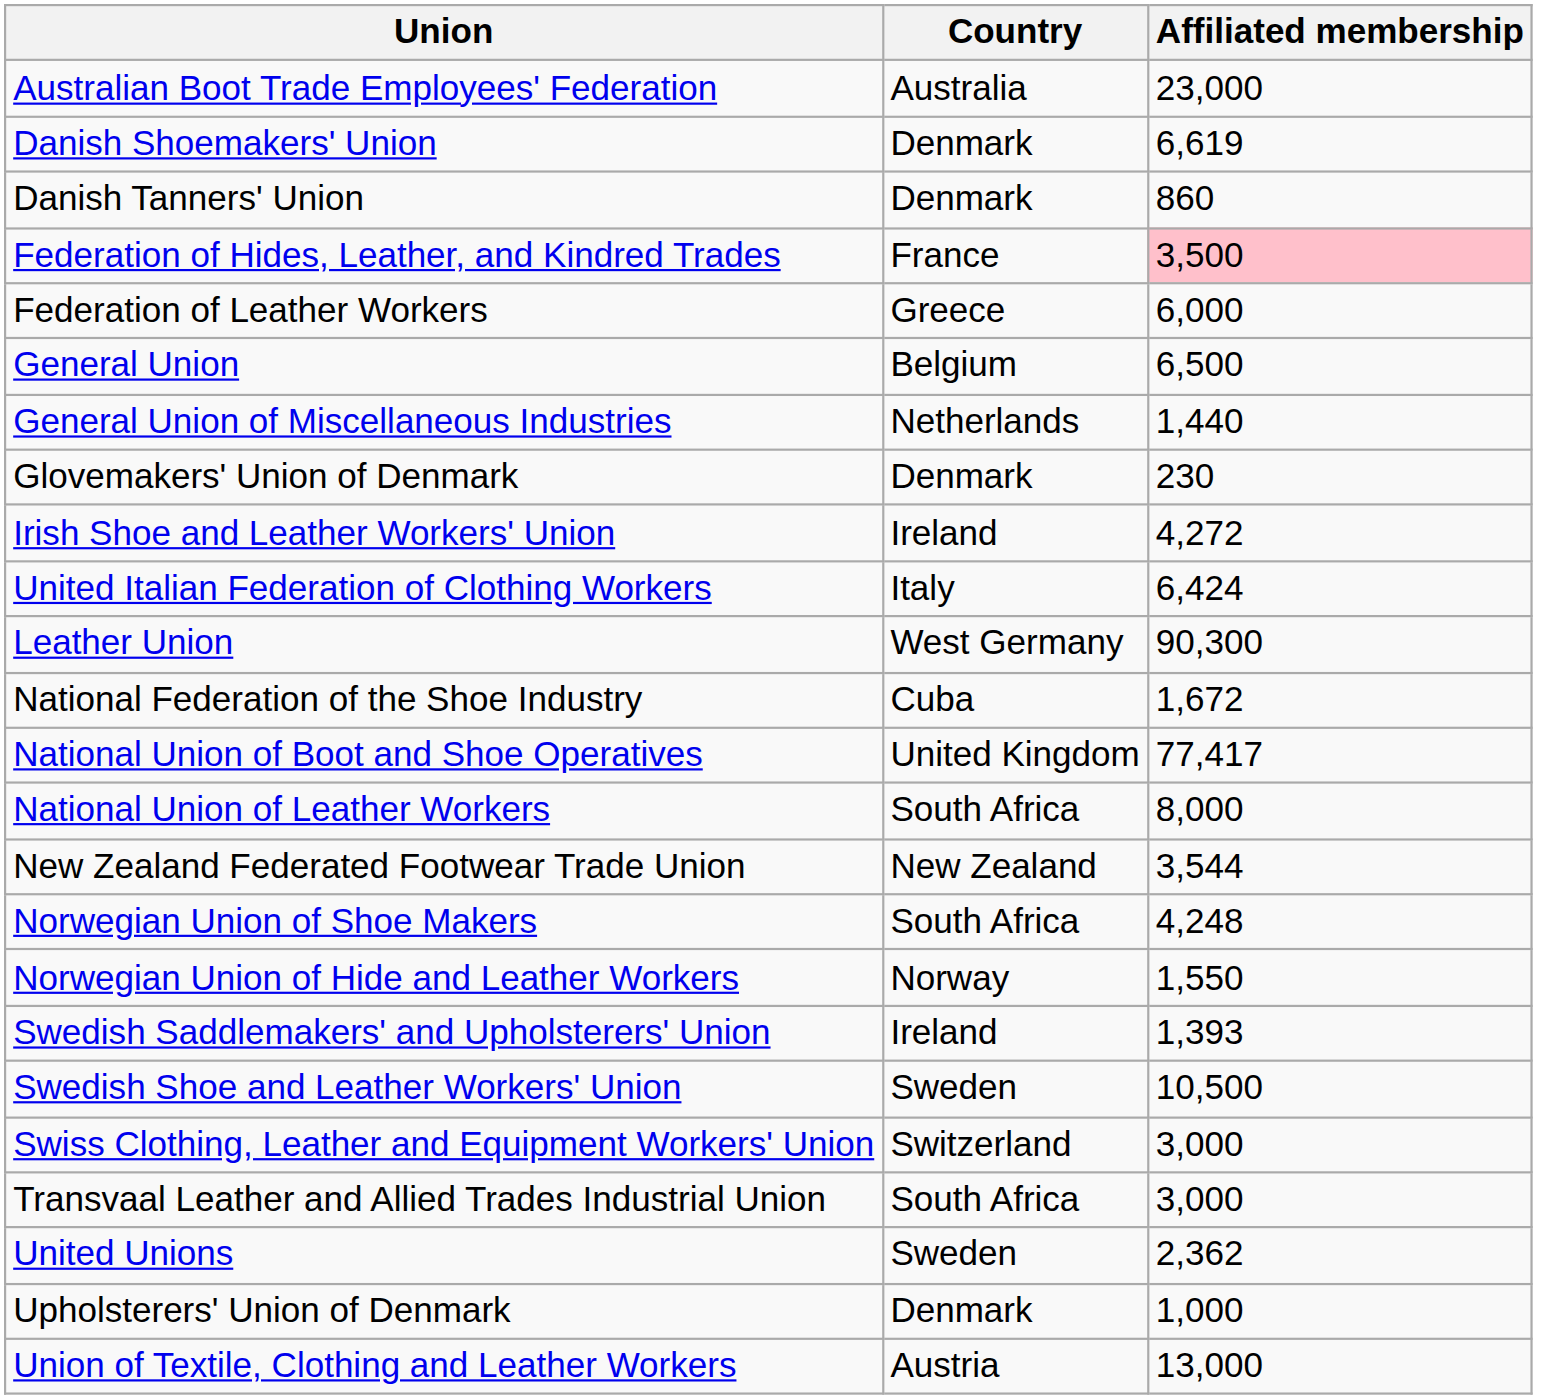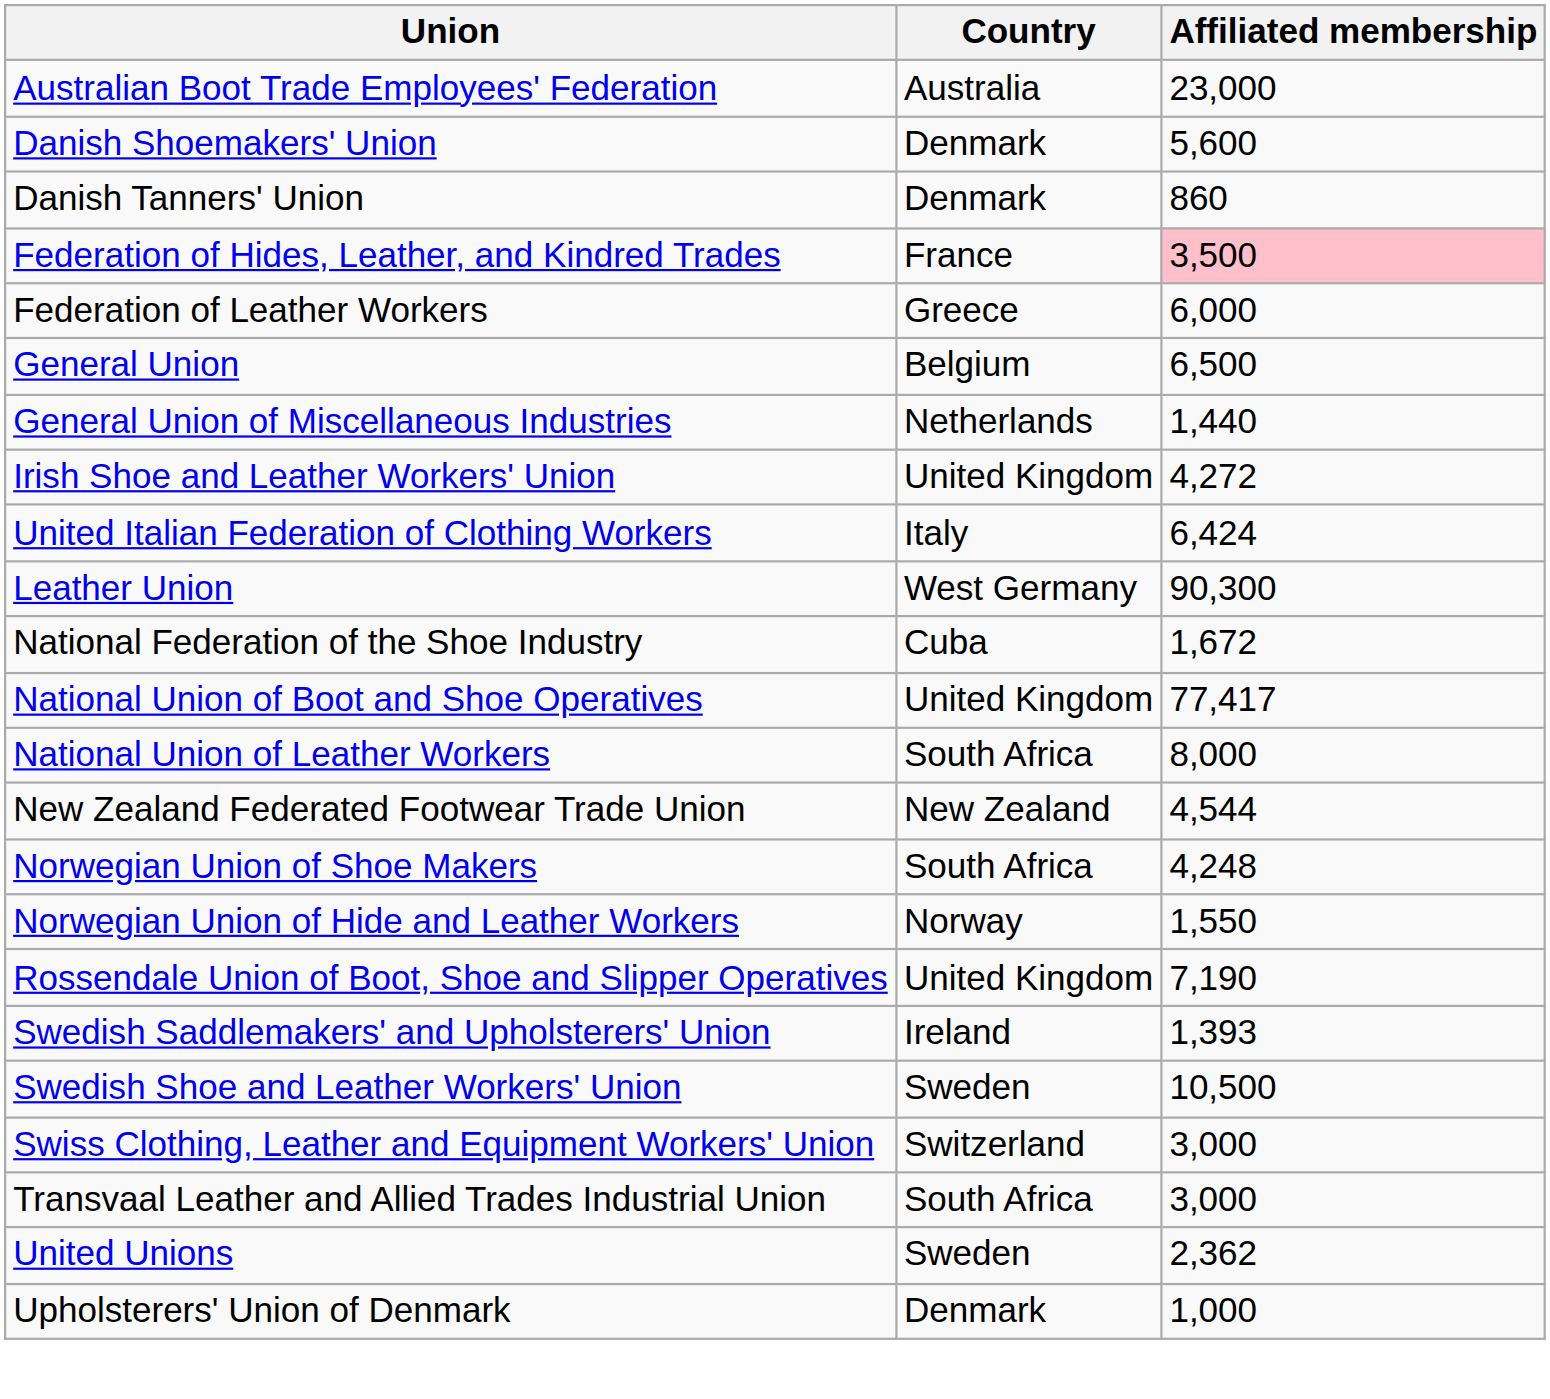(1200, 143) 6,619 -> (1213, 143) 5,600
- row: (266, 476)
(944, 532) Ireland -> (1029, 476) United Kingdom
(1200, 865) 3,544 -> (1213, 810) 4,544
+ row: (450, 976)
- row: (375, 1365)
